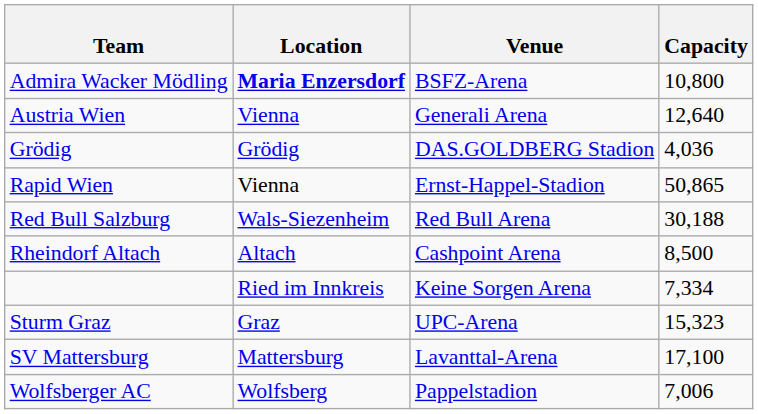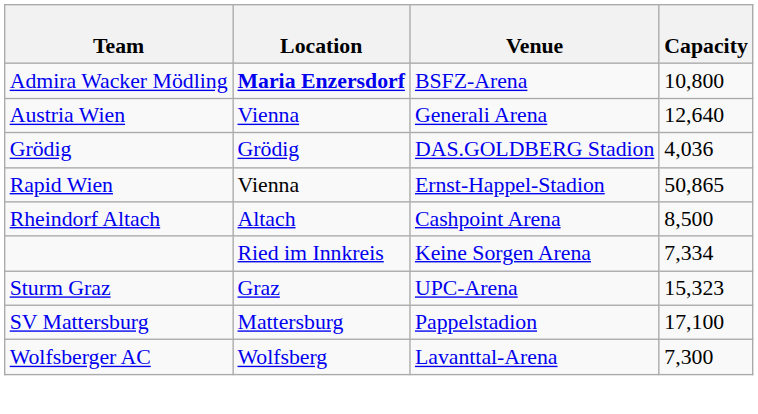- row: (90, 218)
(486, 356) Lavanttal-Arena -> (476, 322) Pappelstadion
(476, 391) Pappelstadion -> (486, 356) Lavanttal-Arena
(689, 391) 7,006 -> (689, 356) 7,300
